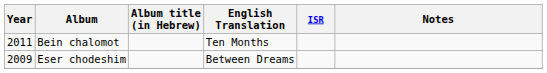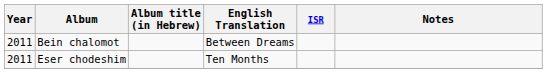(238, 42) Ten Months -> (250, 42) Between Dreams
(20, 59) 2009 -> (20, 59) 2011
(250, 59) Between Dreams -> (238, 59) Ten Months
